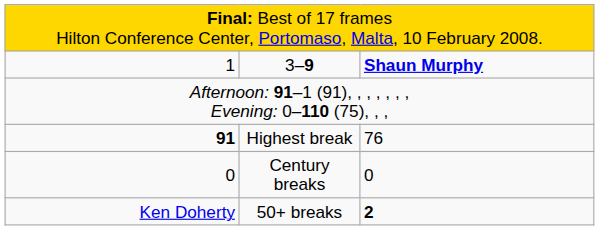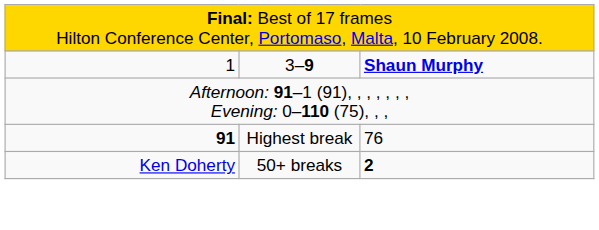- row: (299, 175)
